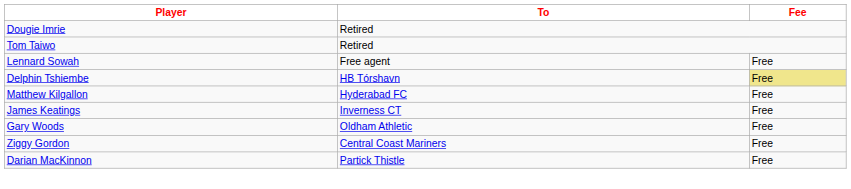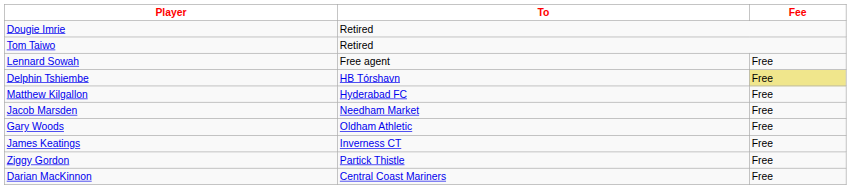+ row: (42, 111)
rows swapped: (43, 111) <-> (35, 127)
(393, 144) Central Coast Mariners -> (372, 160) Partick Thistle
(372, 160) Partick Thistle -> (393, 176) Central Coast Mariners
